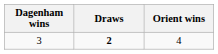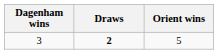(179, 40) 4 -> (179, 40) 5
